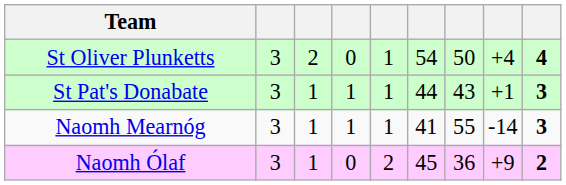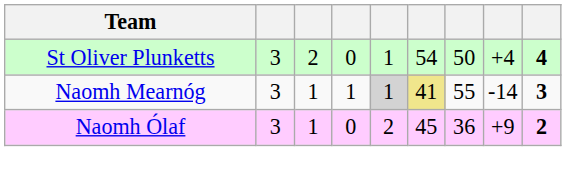- row: (131, 92)
(389, 127) no background -> (389, 92) lightgrey background
(426, 127) no background -> (426, 92) khaki background
